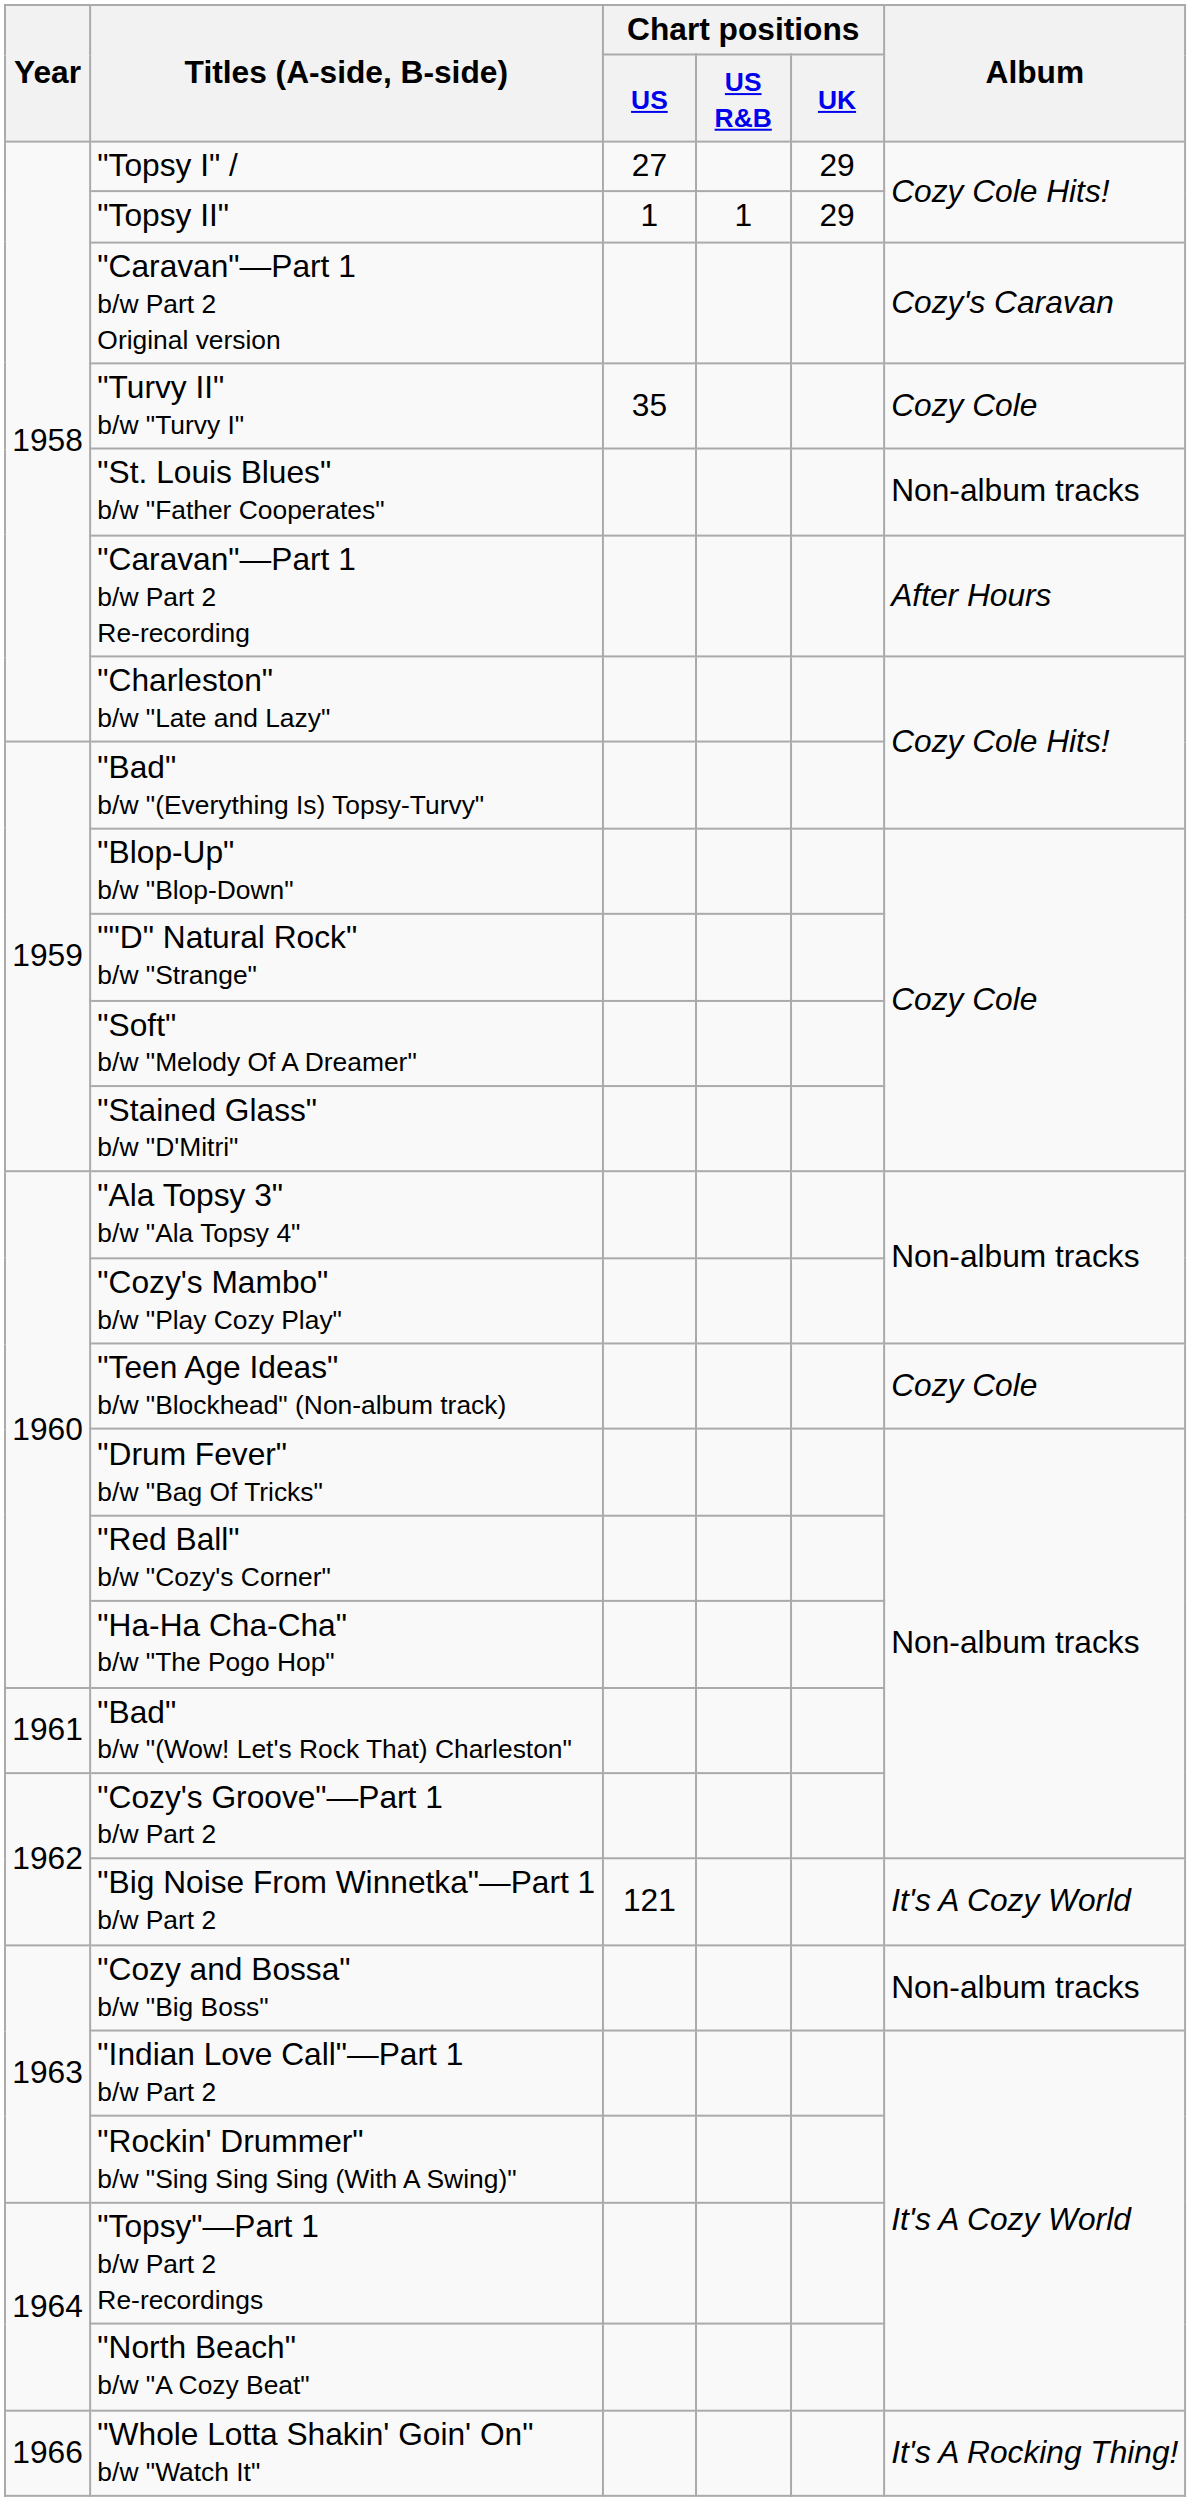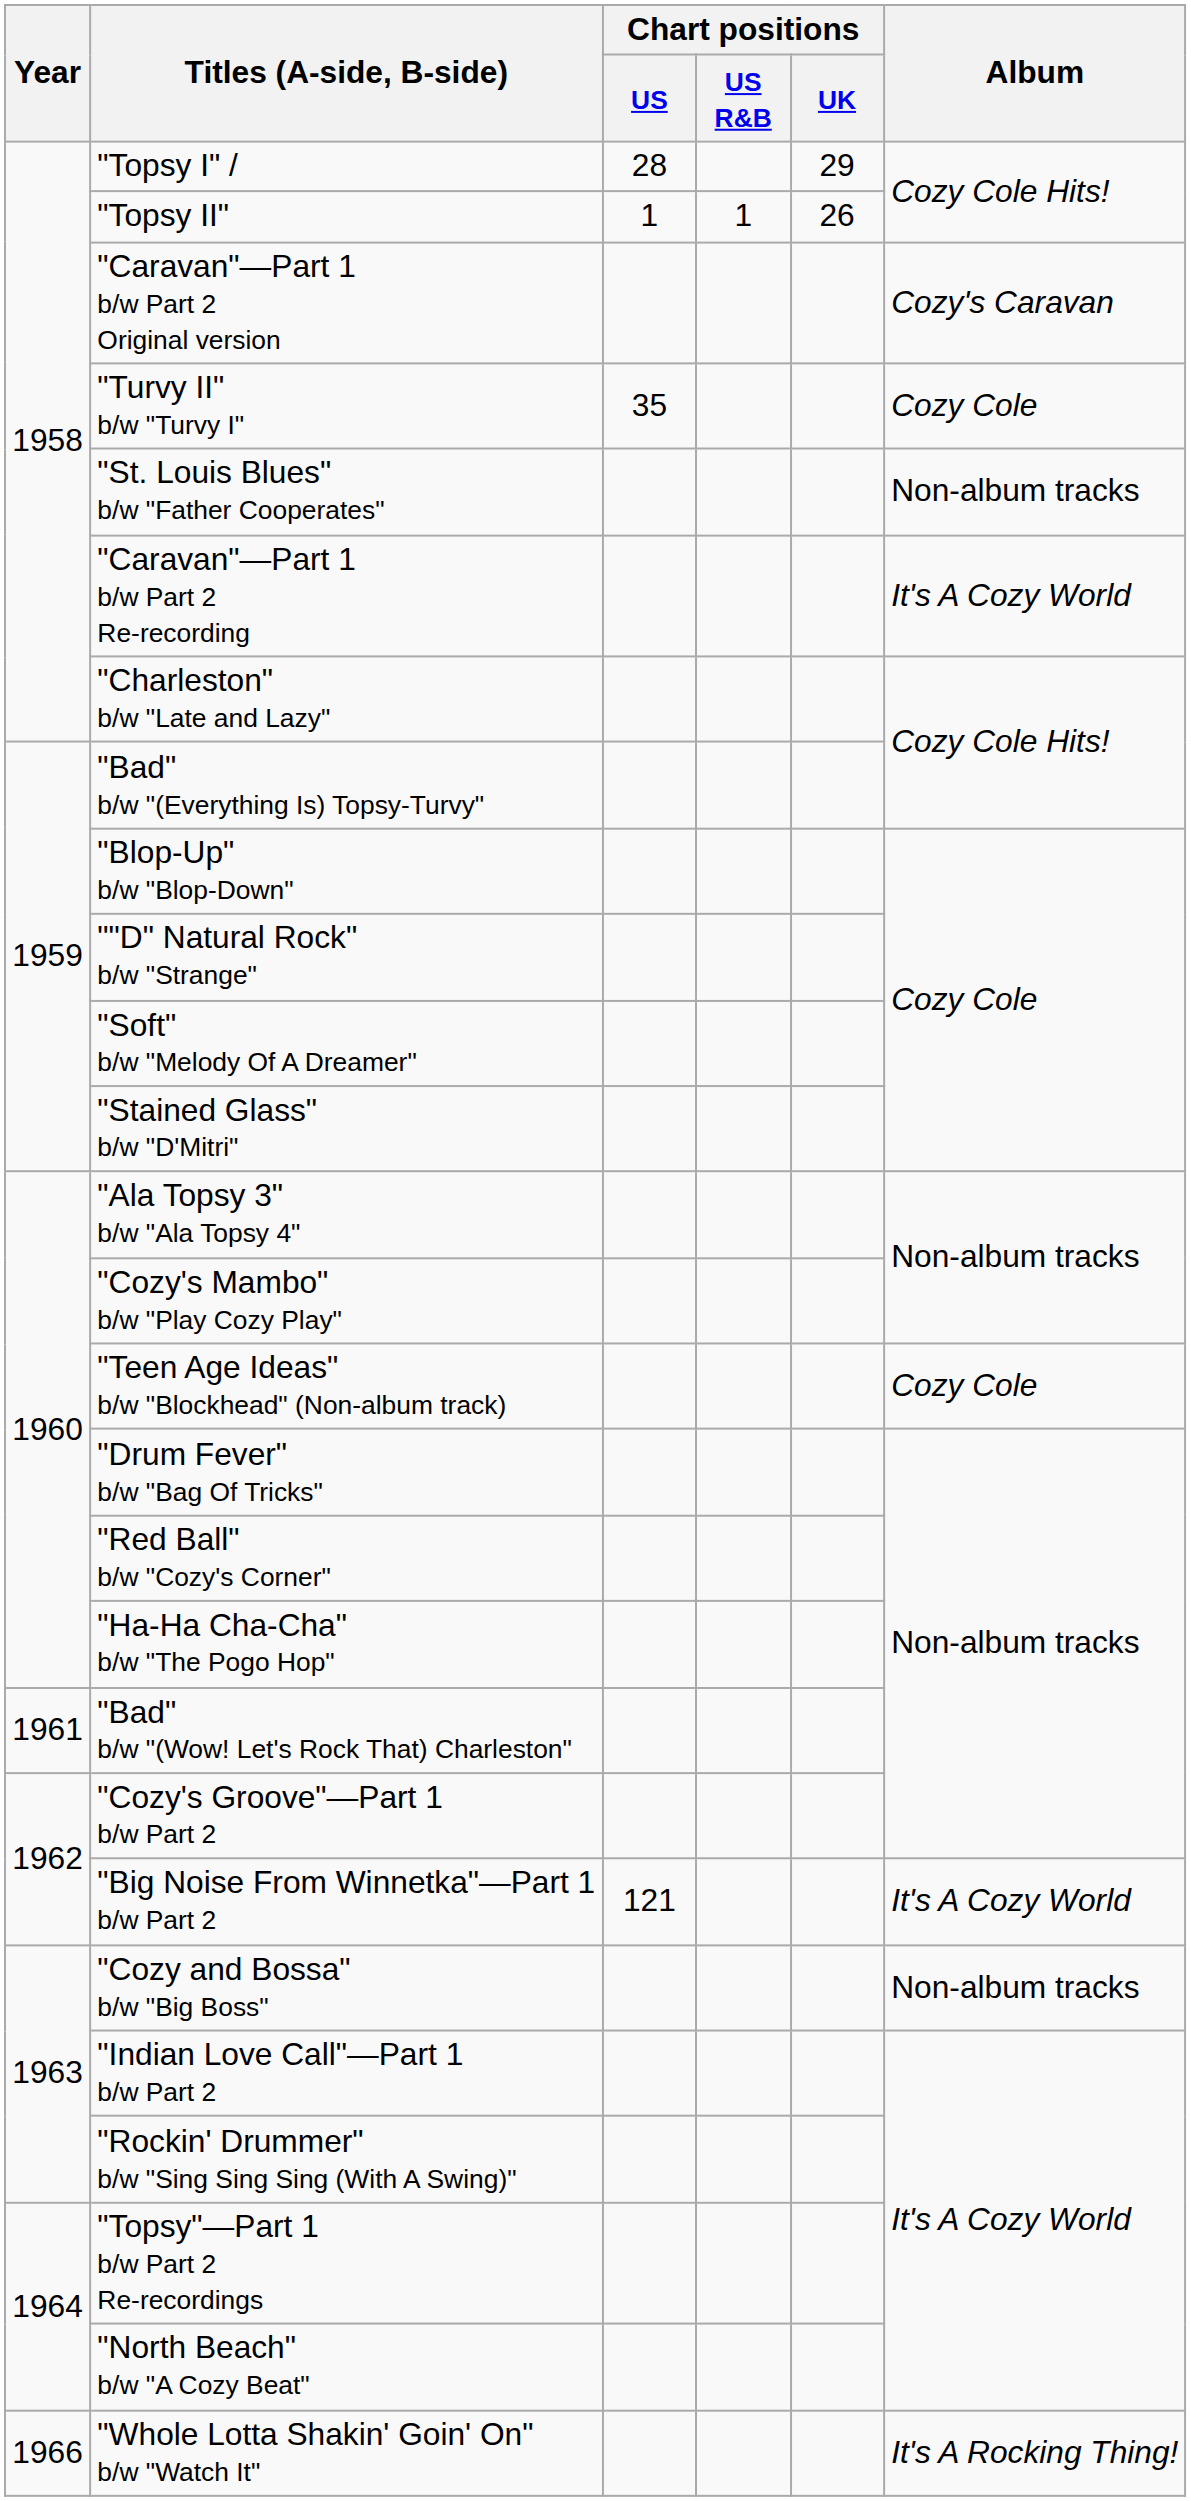(649, 165) 27 -> (649, 165) 28
(837, 215) 29 -> (837, 215) 26
(971, 595) After Hours -> (1011, 595) It's A Cozy World
